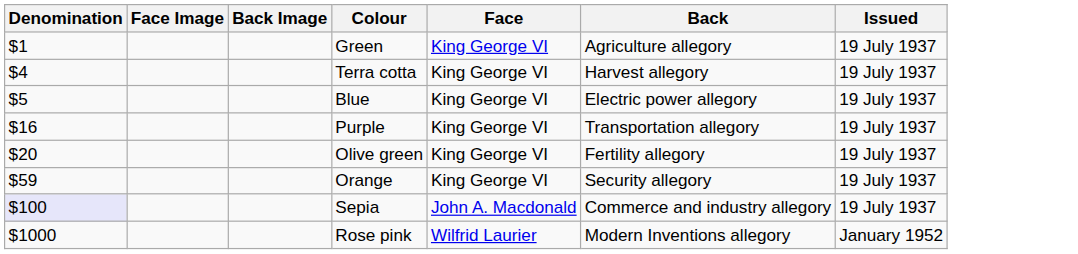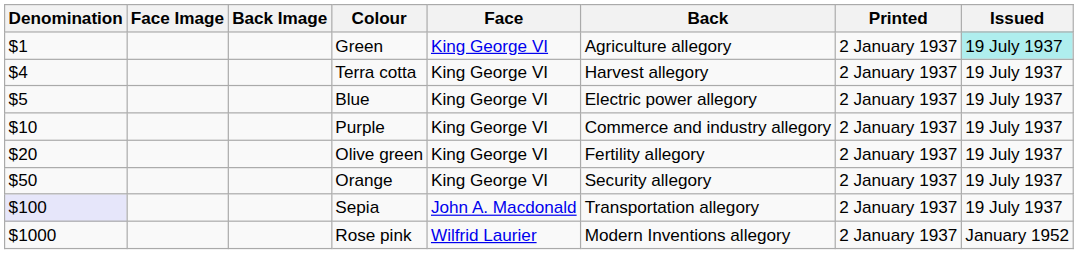+ column: (898, 19)
(888, 46) no background -> (1014, 46) paleturquoise background
(23, 127) $16 -> (23, 127) $10
(672, 127) Transportation allegory -> (708, 127) Commerce and industry allegory
(23, 181) $59 -> (23, 181) $50
(708, 208) Commerce and industry allegory -> (672, 208) Transportation allegory
